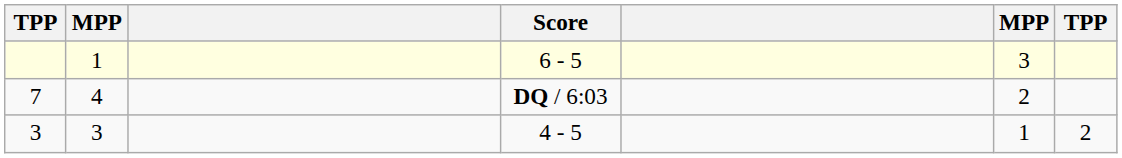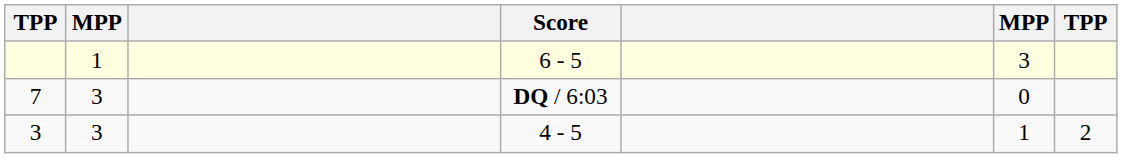(97, 96) 4 -> (97, 96) 3
(1024, 96) 2 -> (1024, 96) 0
